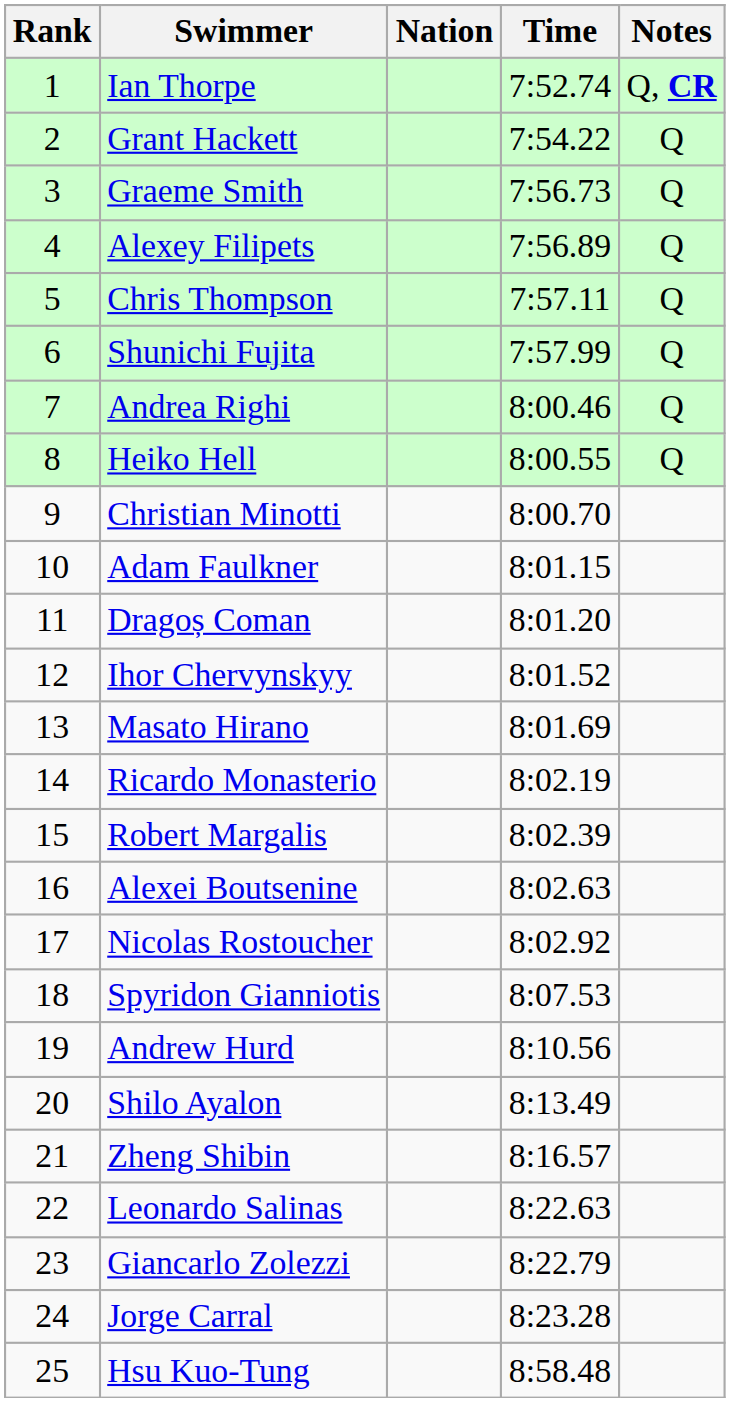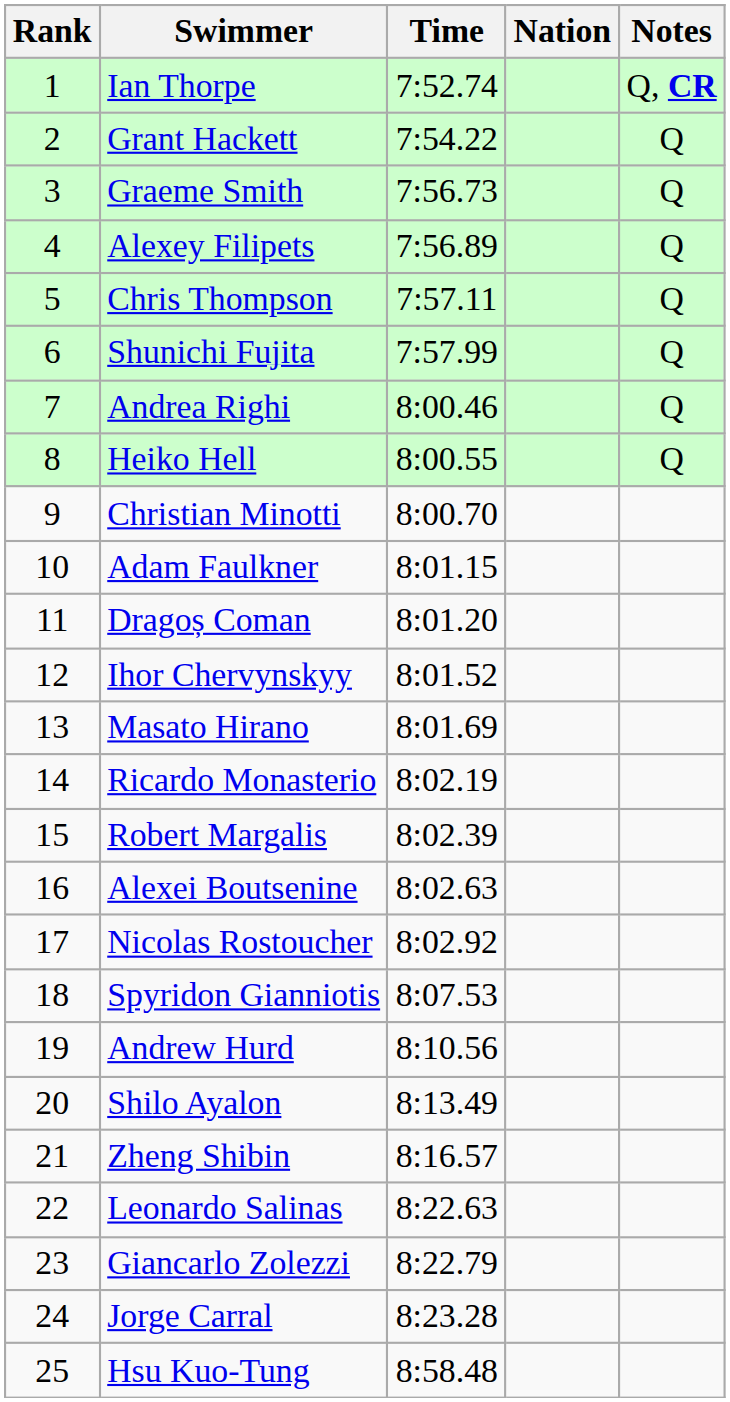columns swapped: (444, 31) <-> (560, 31)
